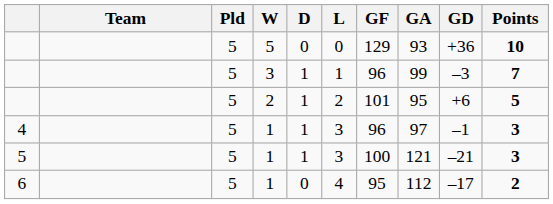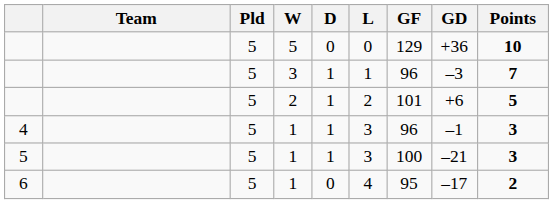- column: (419, 18)
